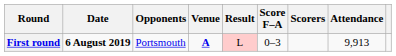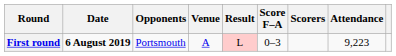(206, 42) bold -> (206, 42) normal
(357, 42) 9,913 -> (357, 42) 9,223
